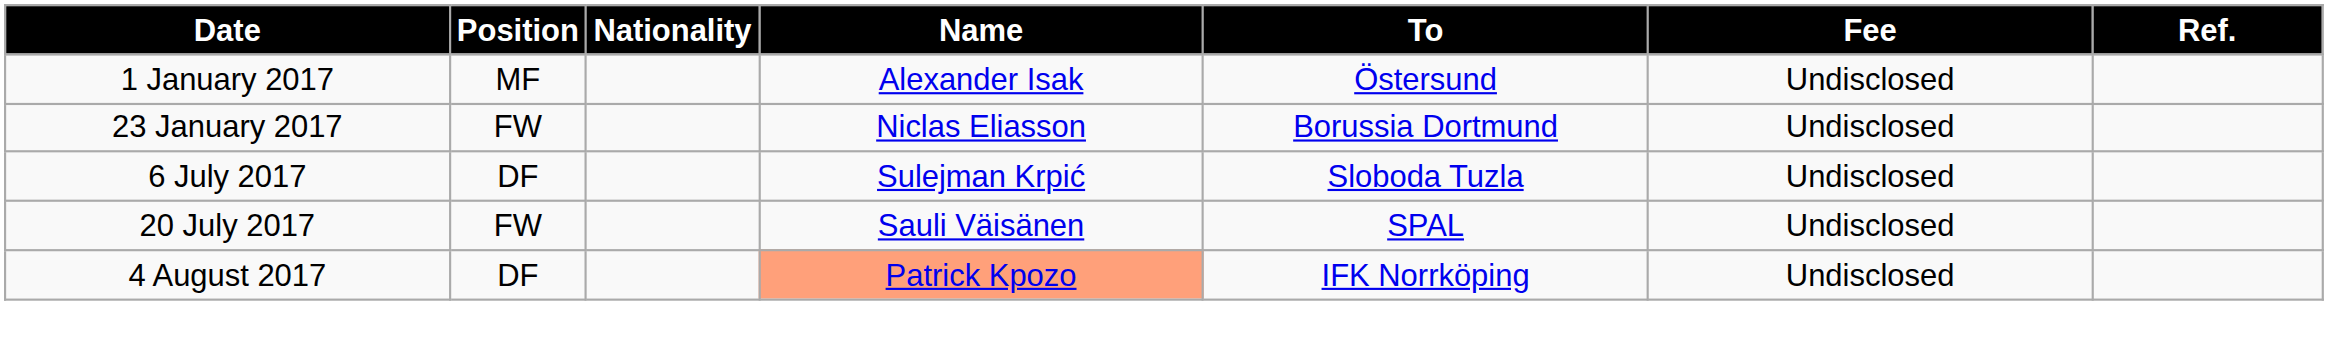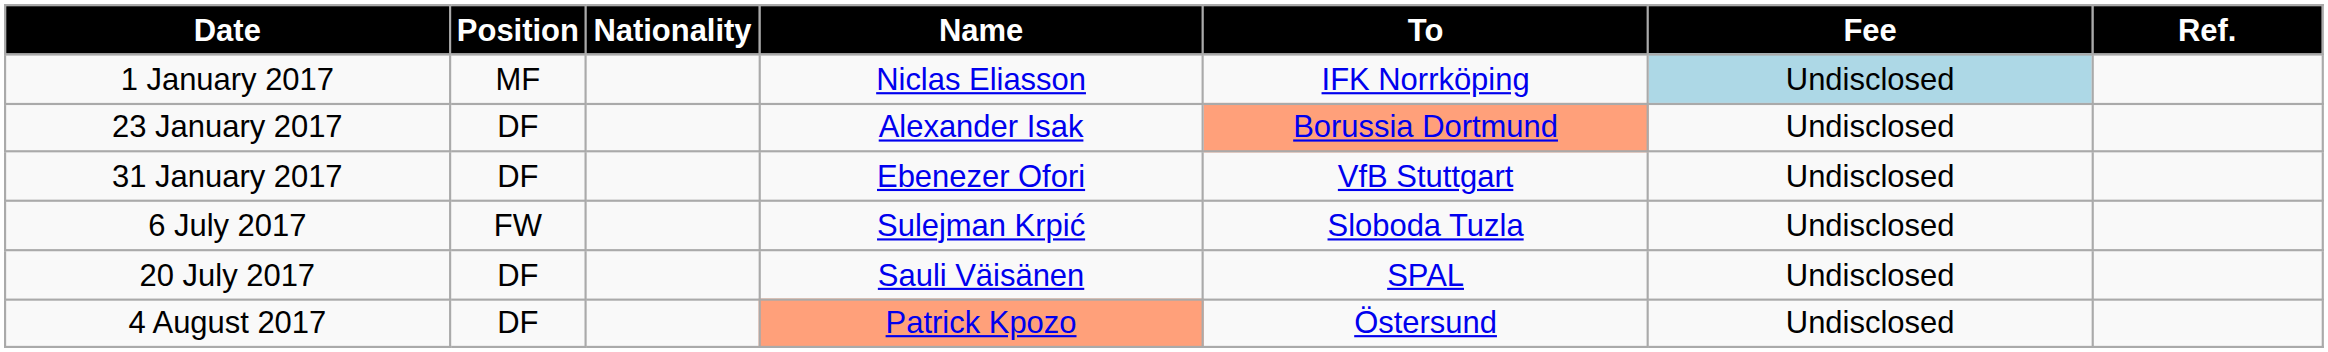(981, 79) Alexander Isak -> (981, 79) Niclas Eliasson
(1426, 79) Östersund -> (1426, 79) IFK Norrköping
(1870, 79) no background -> (1870, 79) lightblue background
(518, 128) FW -> (518, 128) DF
(981, 128) Niclas Eliasson -> (981, 128) Alexander Isak
(1426, 128) no background -> (1426, 128) lightsalmon background
+ row: (227, 177)
(518, 177) DF -> (518, 226) FW
(518, 226) FW -> (518, 274) DF
(1426, 274) IFK Norrköping -> (1426, 323) Östersund
